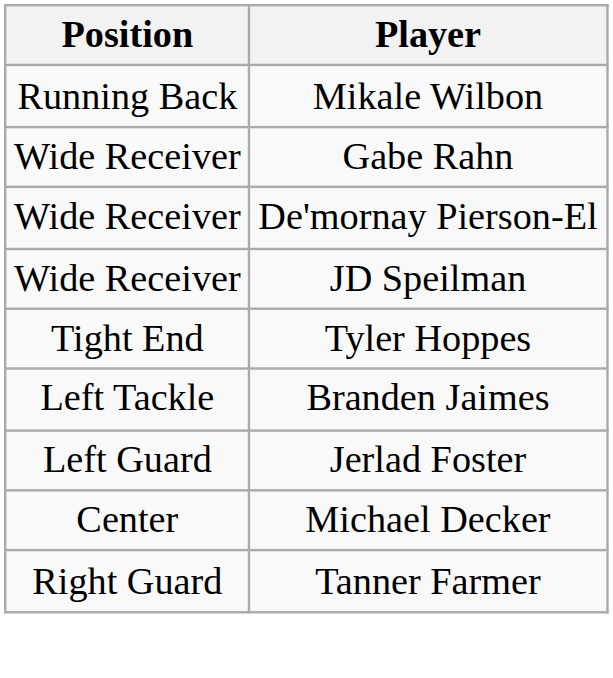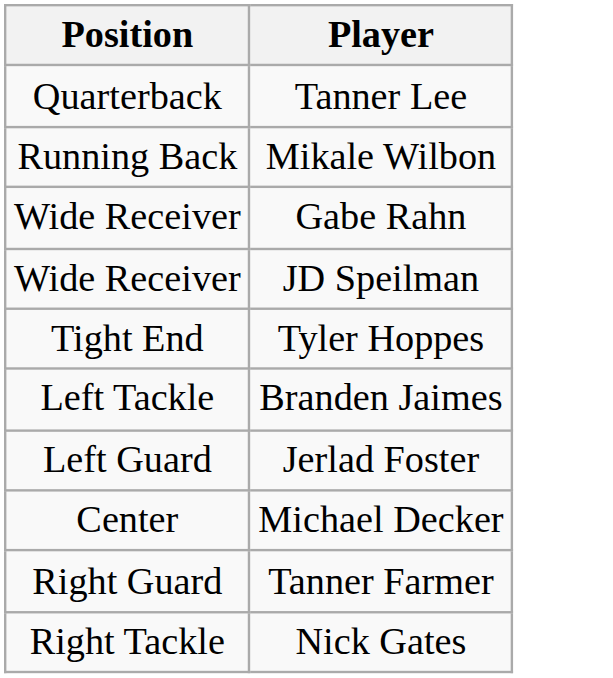+ row: (381, 95)
- row: (428, 216)
+ row: (381, 641)
